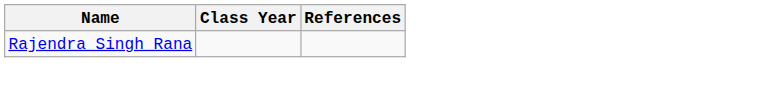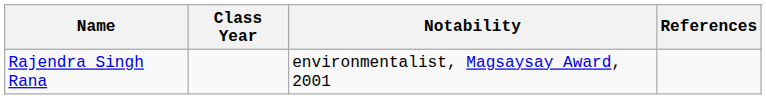+ column: (472, 27)
